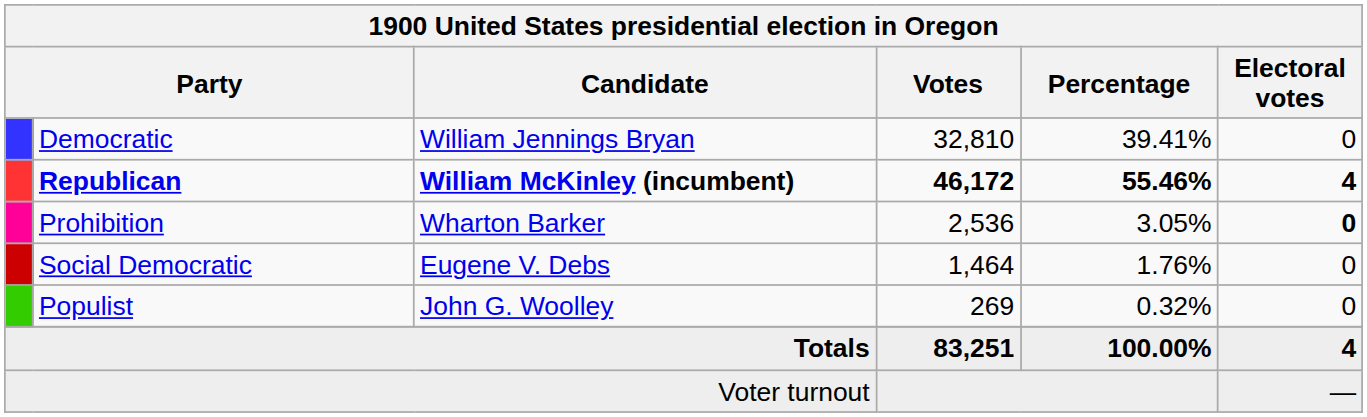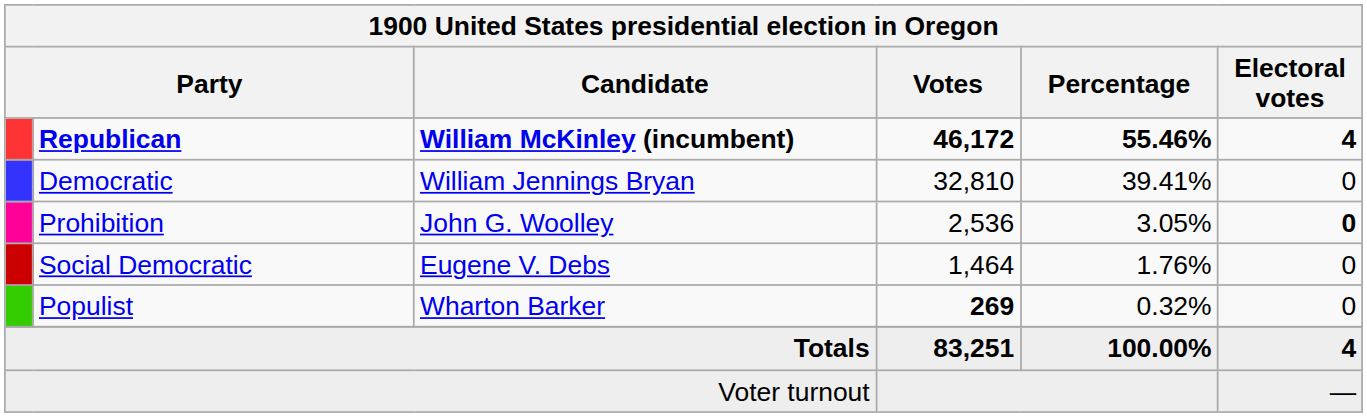rows swapped: (110, 181) <-> (106, 139)
(513, 223) Wharton Barker -> (517, 223) John G. Woolley
(517, 307) John G. Woolley -> (513, 307) Wharton Barker
(992, 307) normal -> (992, 307) bold
